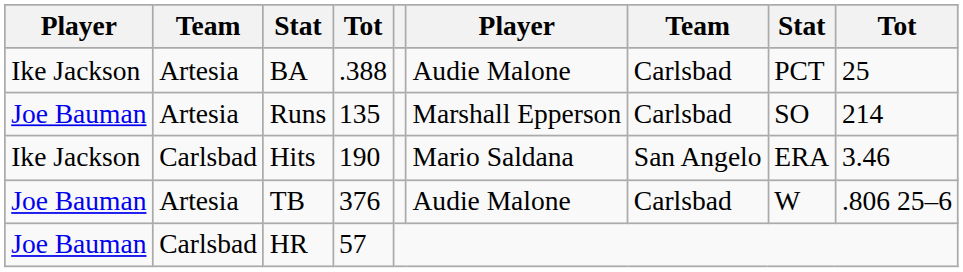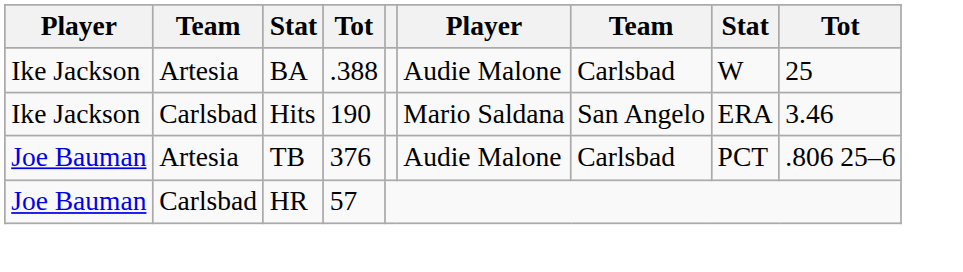(799, 69) PCT -> (731, 69) W
- row: (298, 113)
(787, 200) W -> (743, 157) PCT
